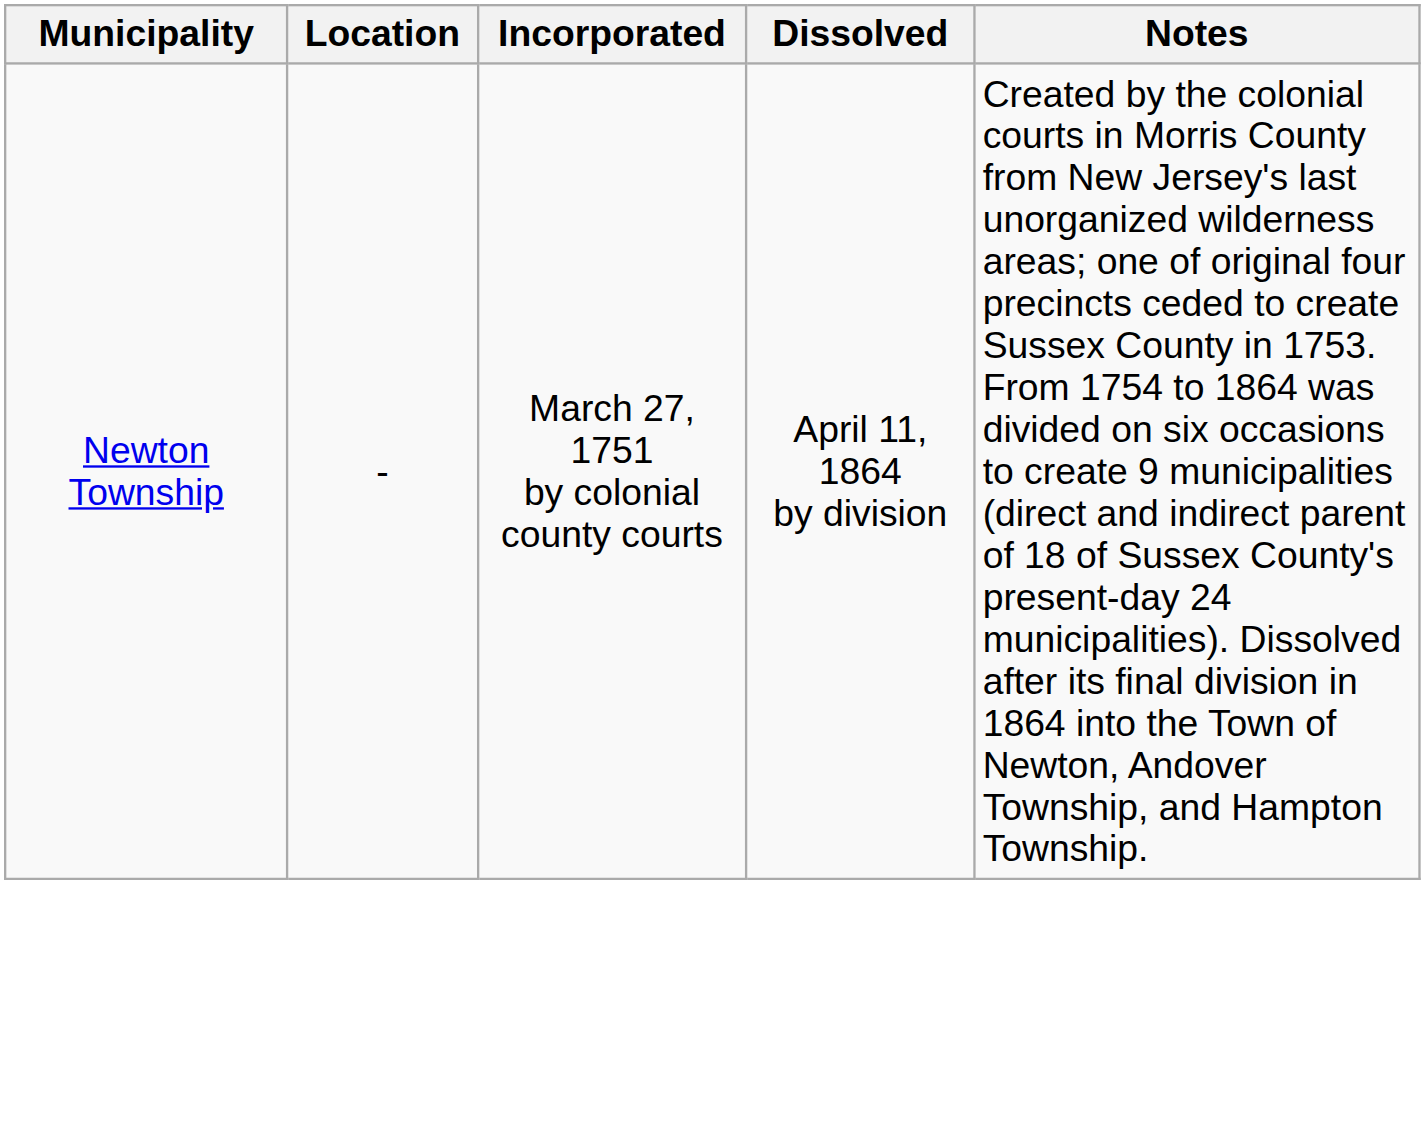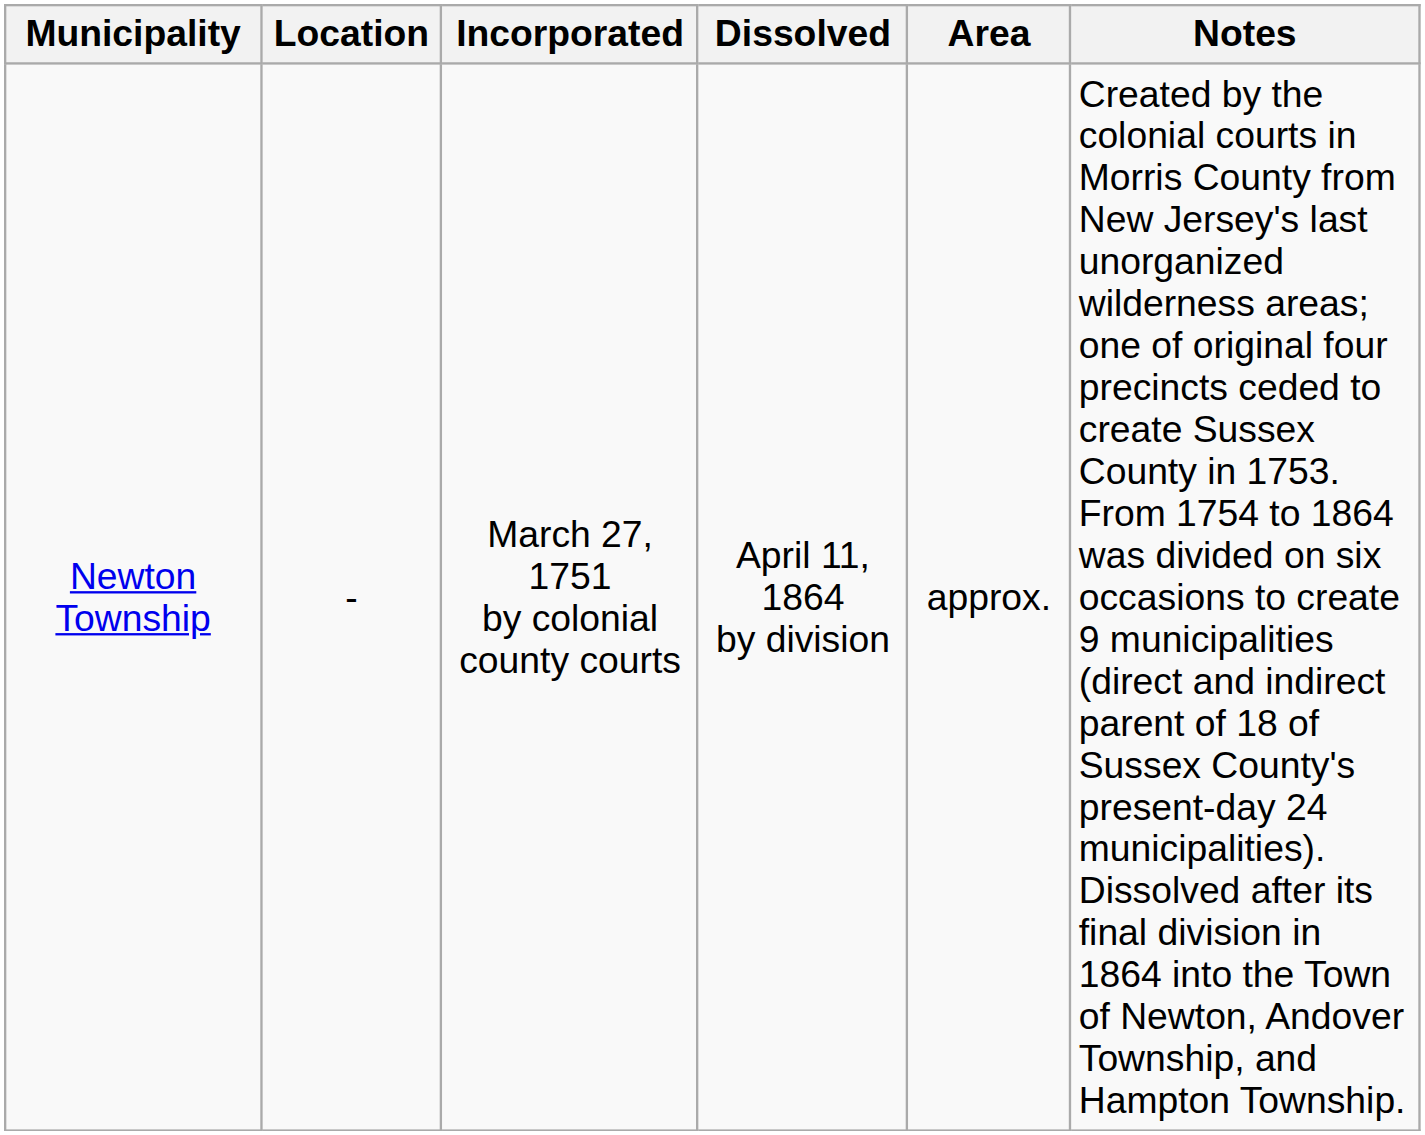+ column: (989, 34)
